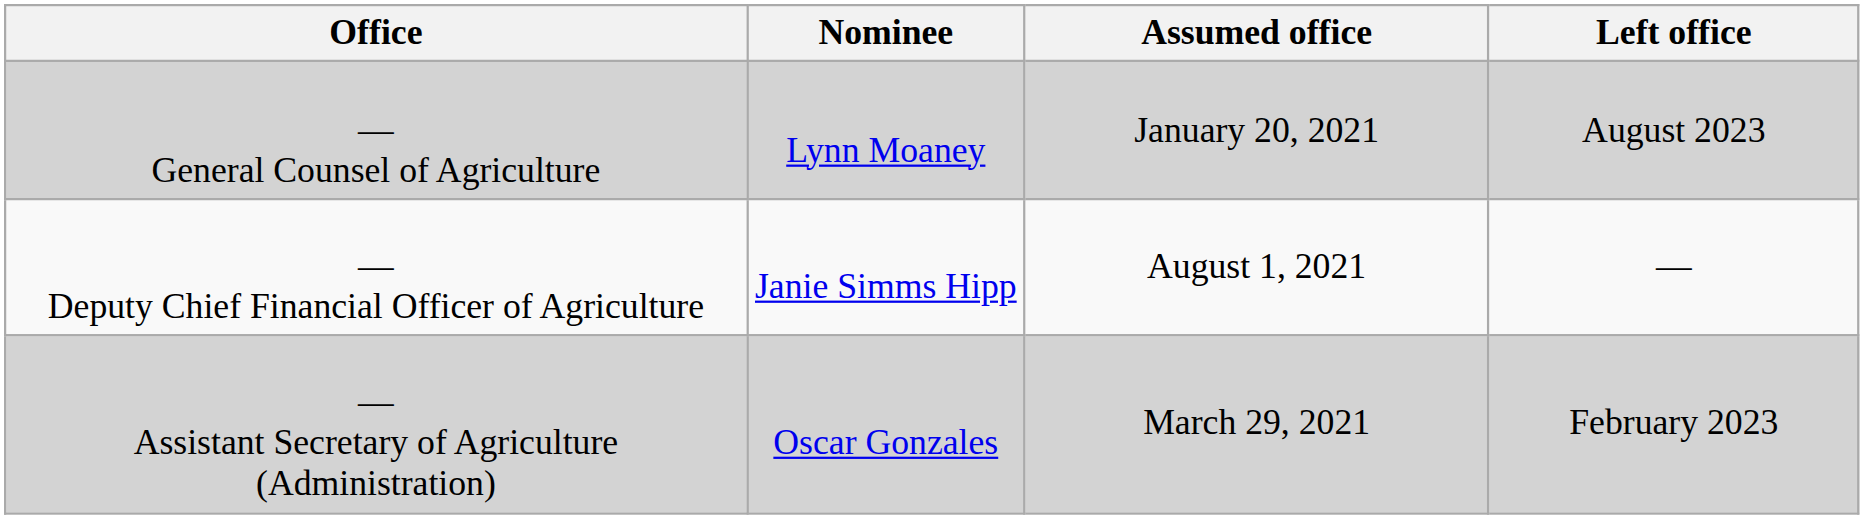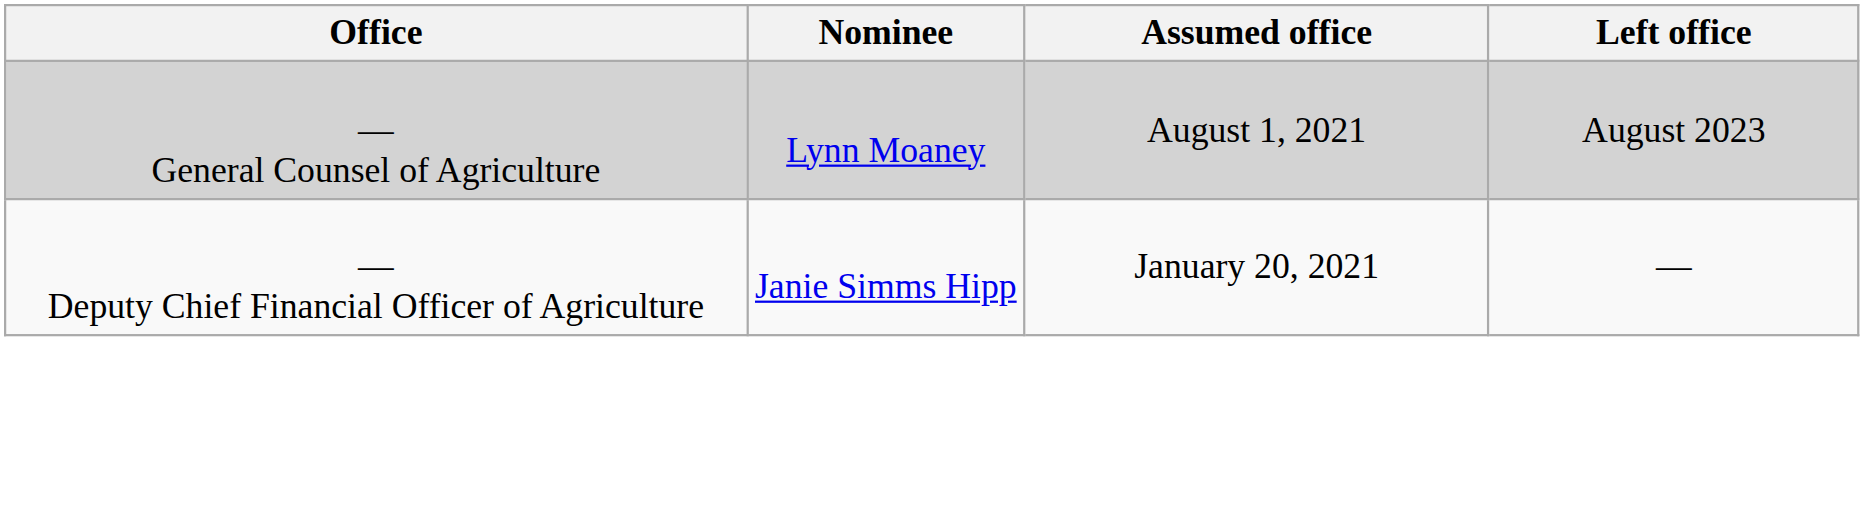(1257, 129) January 20, 2021 -> (1257, 129) August 1, 2021
(1257, 266) August 1, 2021 -> (1257, 266) January 20, 2021
- row: (376, 443)
